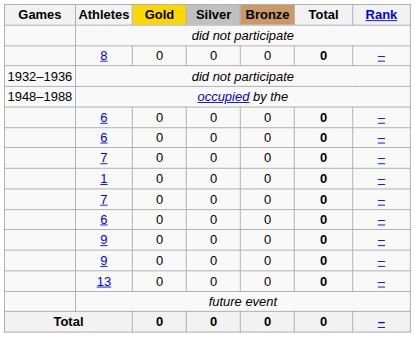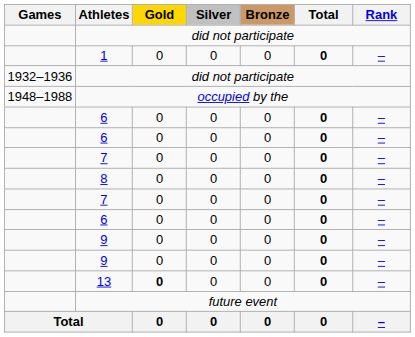rows swapped: (40, 179) <-> (40, 56)
(160, 281) normal -> (160, 281) bold
